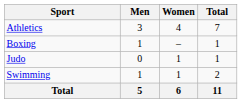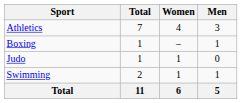columns swapped: (140, 12) <-> (217, 12)
